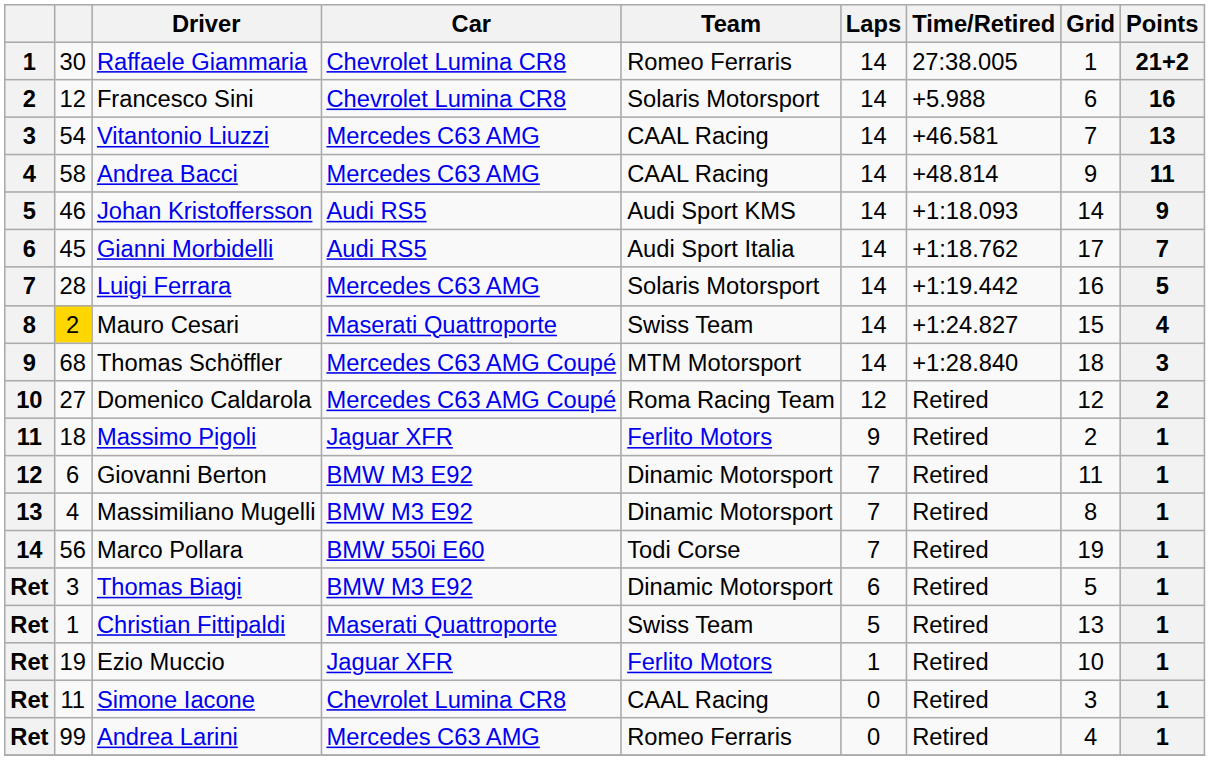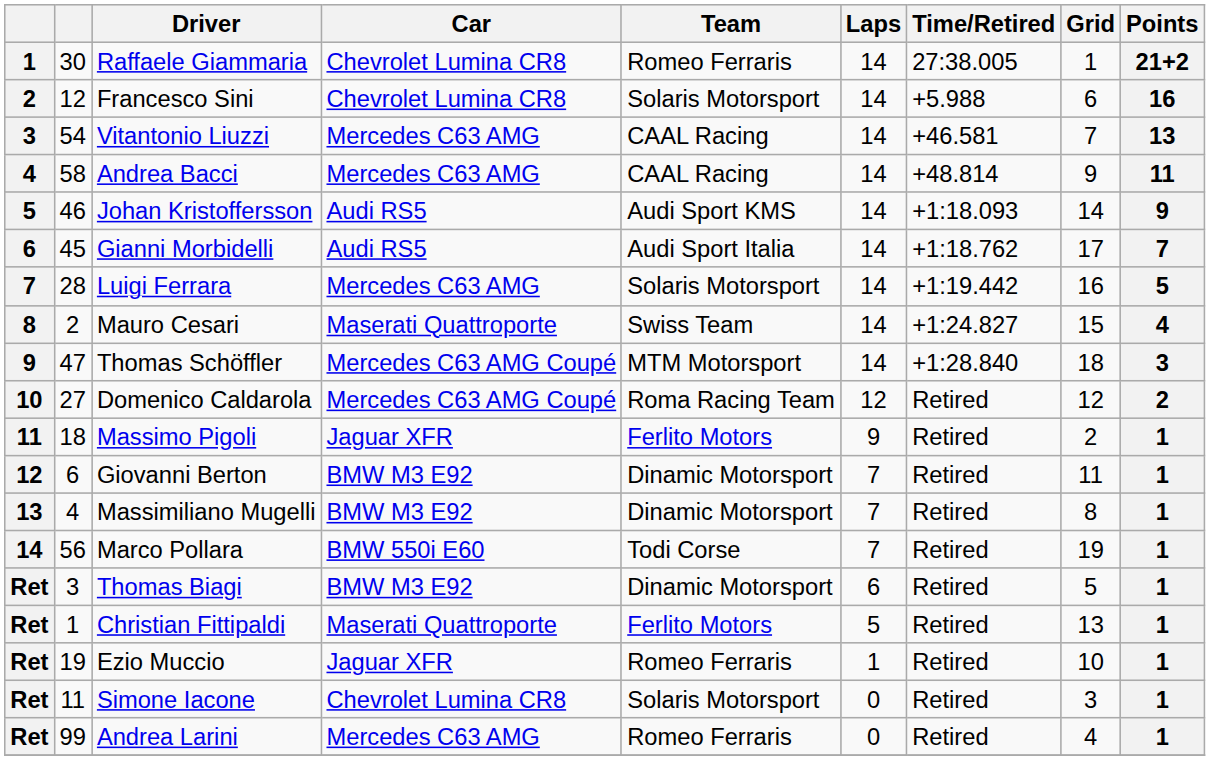(73, 324) gold background -> (73, 324) no background
(73, 362) 68 -> (73, 362) 47
(690, 624) Swiss Team -> (700, 624) Ferlito Motors
(700, 662) Ferlito Motors -> (710, 662) Romeo Ferraris
(698, 699) CAAL Racing -> (723, 699) Solaris Motorsport
